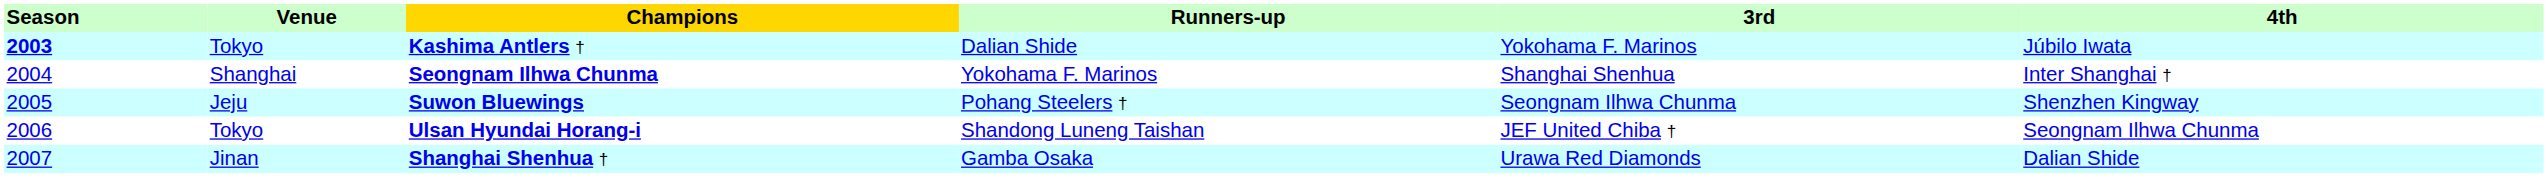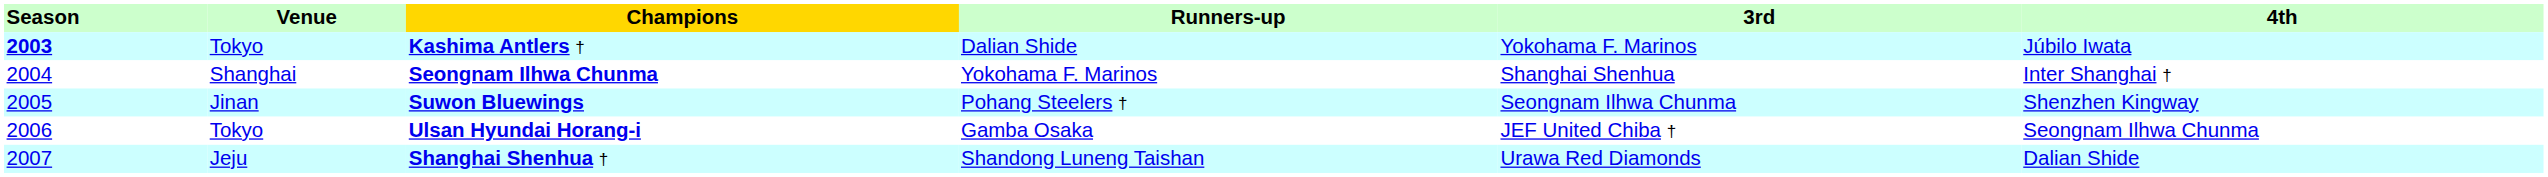(229, 102) Jeju -> (234, 102) Jinan
(1083, 130) Shandong Luneng Taishan -> (1027, 130) Gamba Osaka
(234, 158) Jinan -> (229, 158) Jeju
(1027, 158) Gamba Osaka -> (1083, 158) Shandong Luneng Taishan
